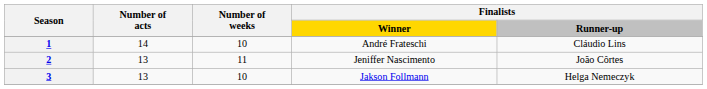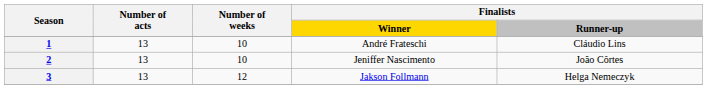(143, 44) 14 -> (143, 44) 13
(242, 60) 11 -> (242, 60) 10
(242, 76) 10 -> (242, 76) 12
